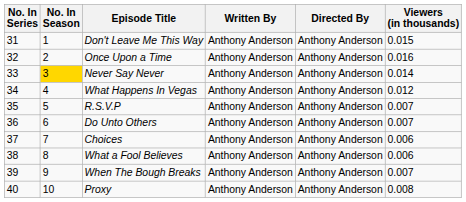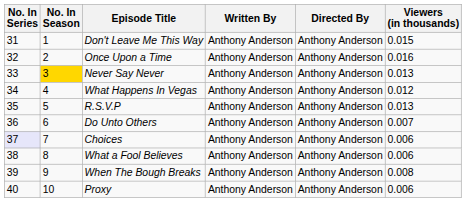(400, 73) 0.014 -> (400, 73) 0.013
(400, 106) 0.007 -> (400, 106) 0.013
(13, 139) no background -> (13, 139) lavender background
(400, 172) 0.007 -> (400, 172) 0.008
(400, 189) 0.008 -> (400, 189) 0.006
